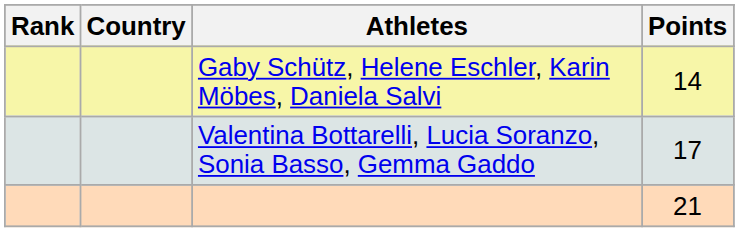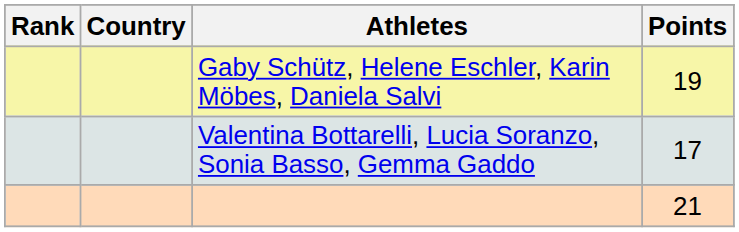(688, 81) 14 -> (688, 81) 19
